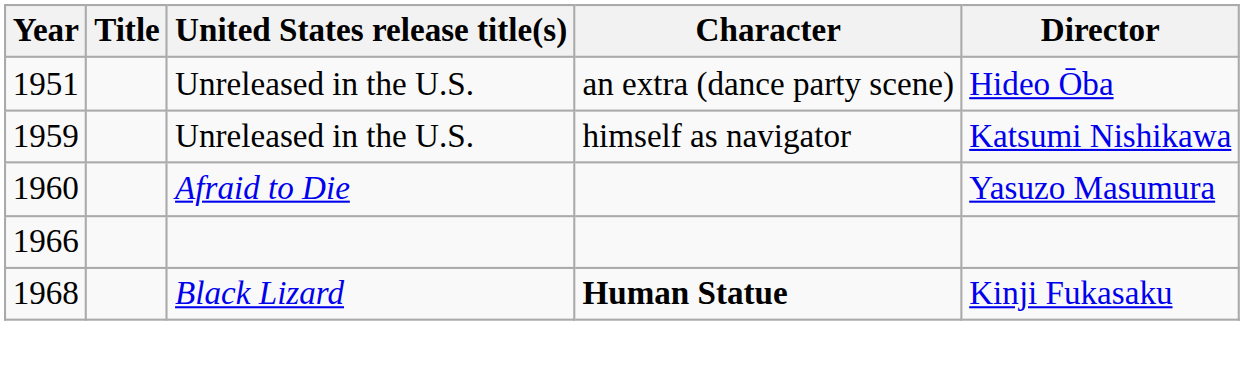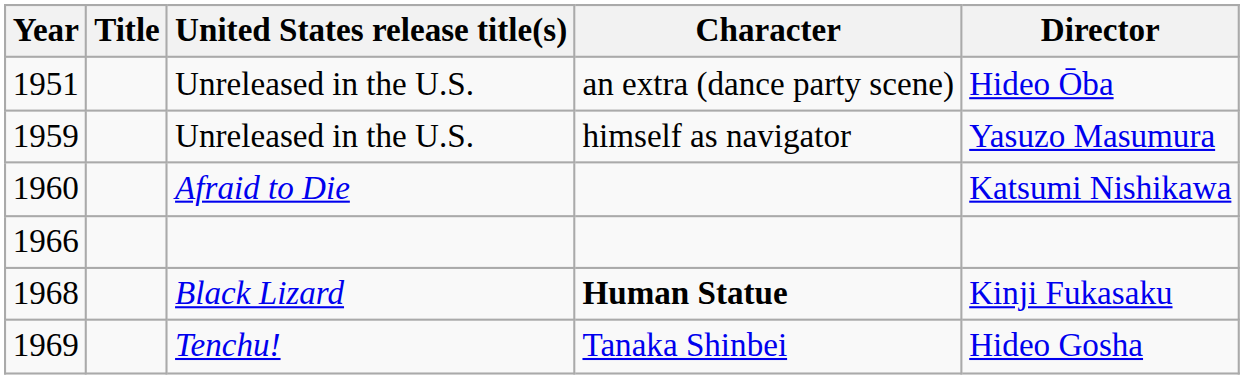(1100, 135) Katsumi Nishikawa -> (1092, 135) Yasuzo Masumura
(1092, 188) Yasuzo Masumura -> (1100, 188) Katsumi Nishikawa
+ row: (46, 345)
